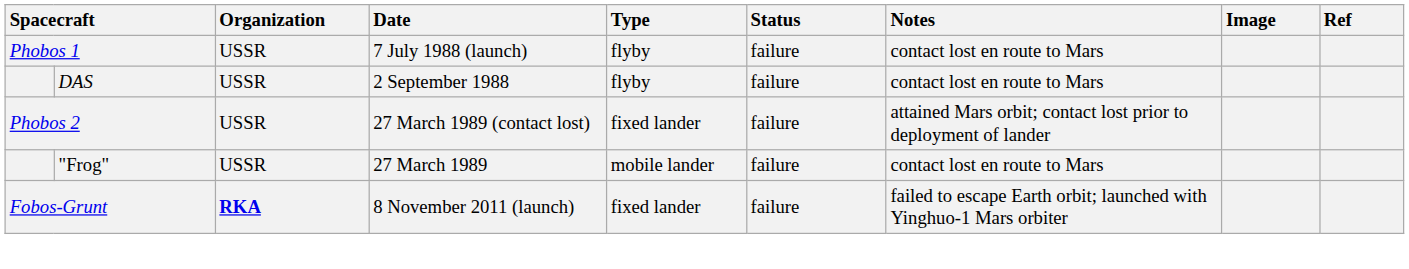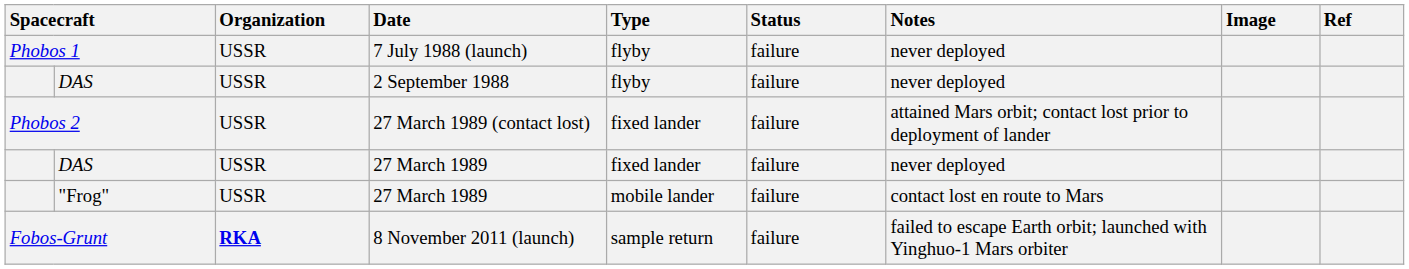(997, 50) contact lost en route to Mars -> (948, 50) never deployed
(997, 81) contact lost en route to Mars -> (948, 81) never deployed
+ row: (76, 165)
(656, 207) fixed lander -> (662, 238) sample return
